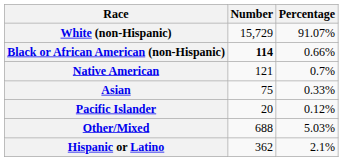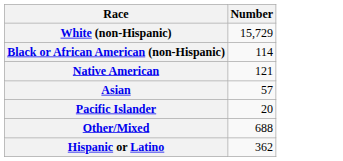- column: (307, 14)
(264, 52) bold -> (264, 52) normal
(267, 90) 75 -> (267, 90) 57
